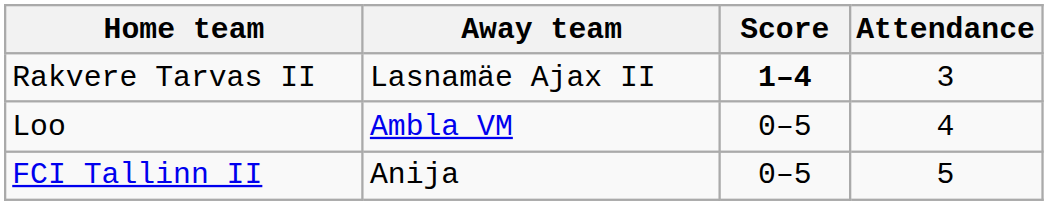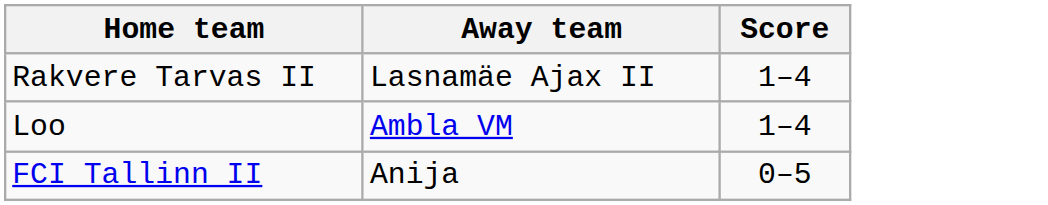- column: (946, 29)
(785, 78) bold -> (785, 78) normal
(785, 126) 0–5 -> (785, 126) 1–4
